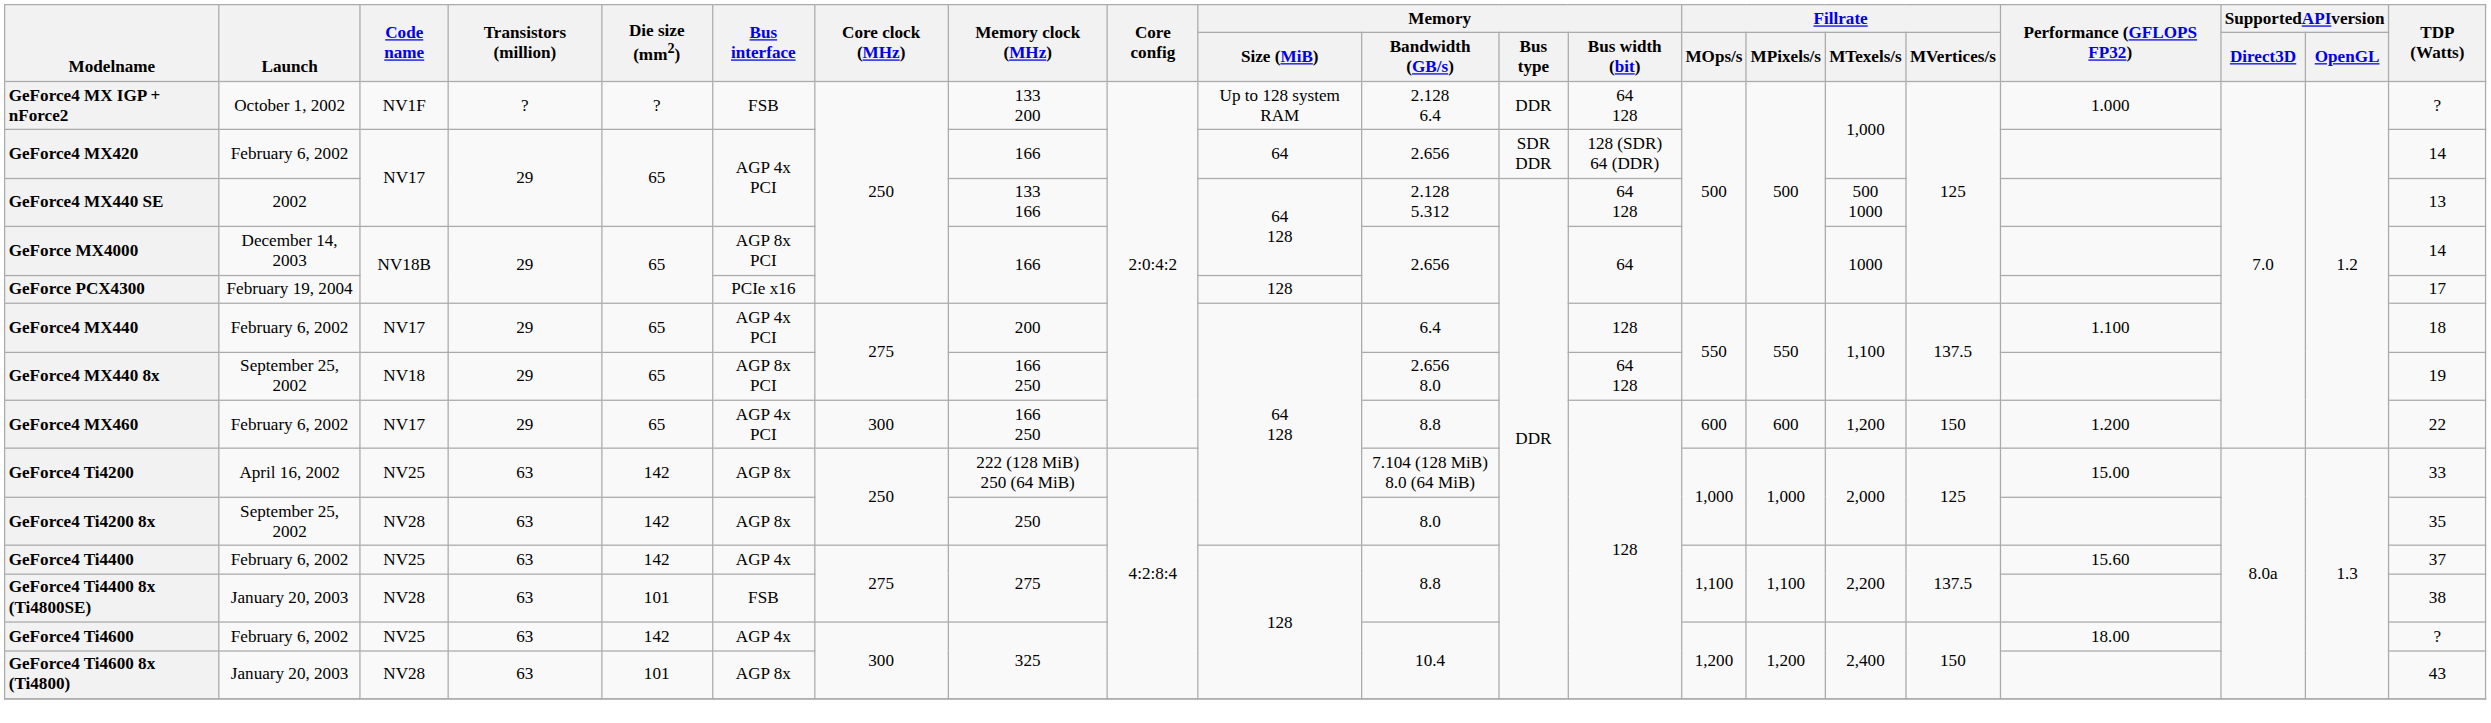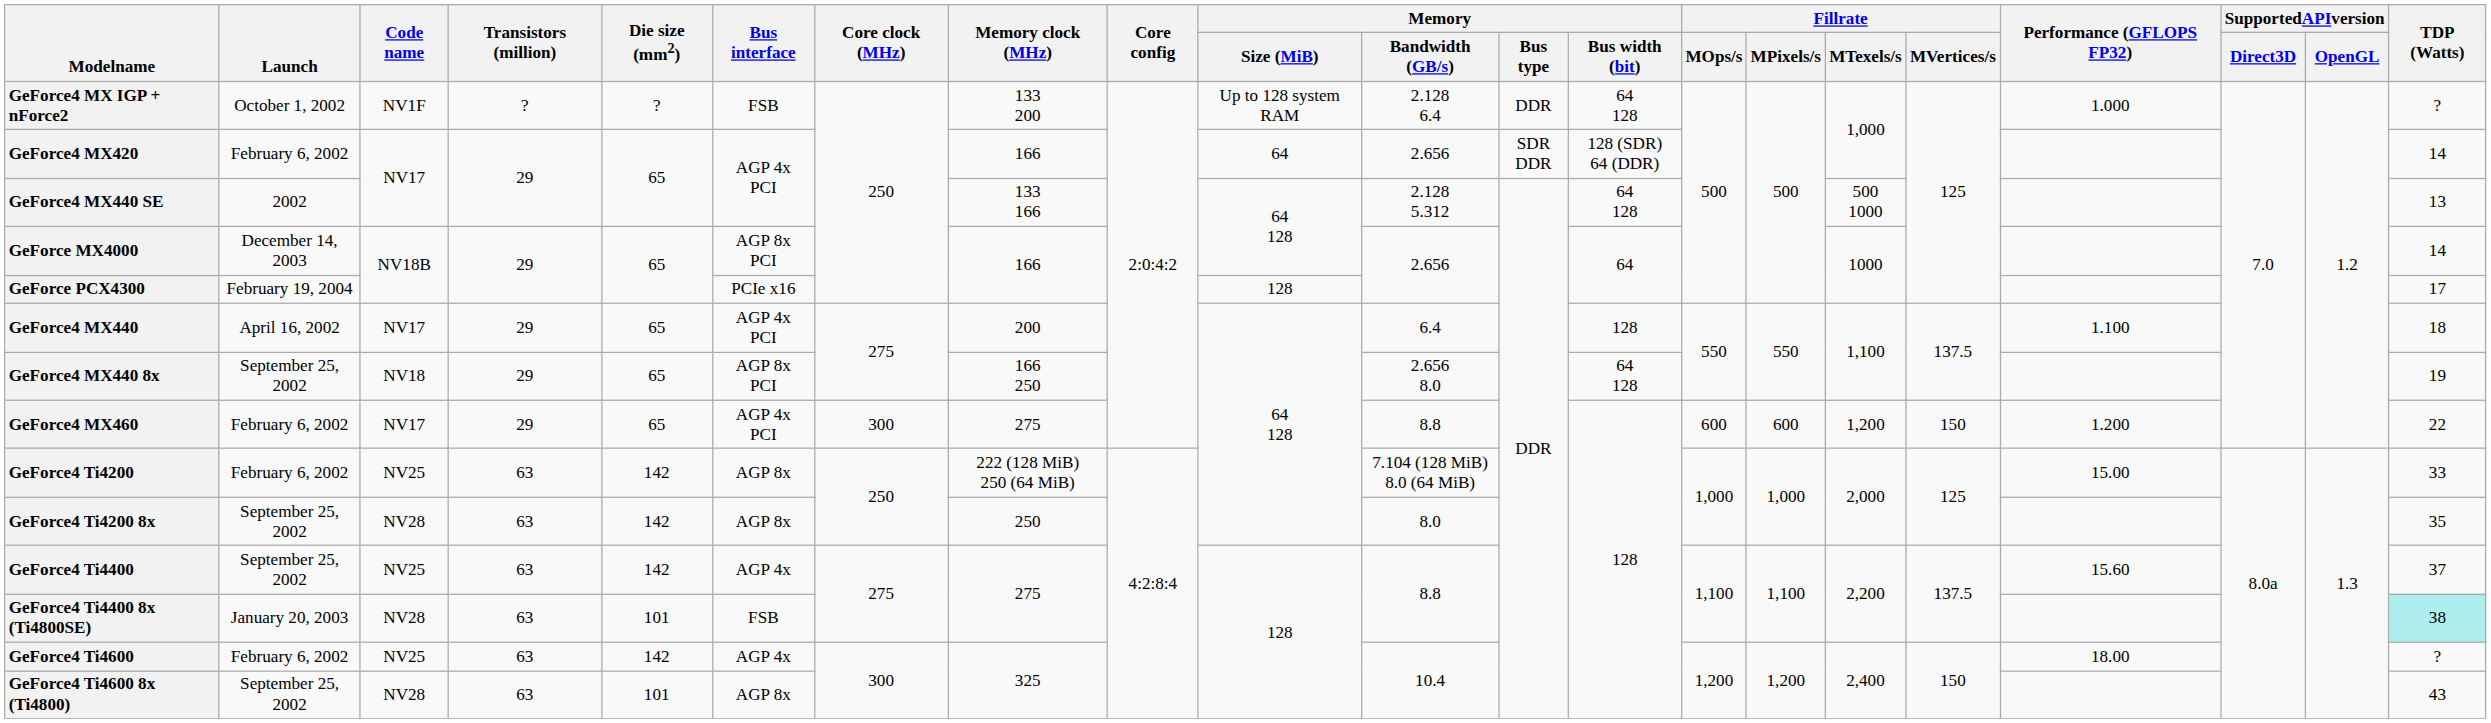(290, 327) February 6, 2002 -> (290, 327) April 16, 2002
(1028, 423) 166 250 -> (1028, 423) 275
(290, 472) April 16, 2002 -> (290, 472) February 6, 2002
(290, 559) February 6, 2002 -> (290, 569) September 25, 2002
(2437, 597) no background -> (2437, 617) paleturquoise background
(290, 674) January 20, 2003 -> (290, 694) September 25, 2002
